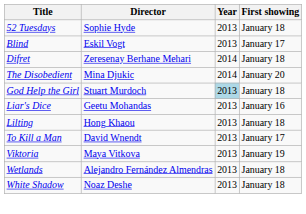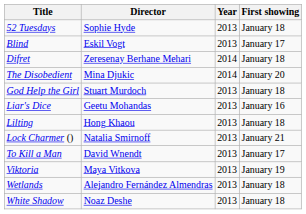(227, 91) lightblue background -> (227, 91) no background
+ row: (40, 138)
